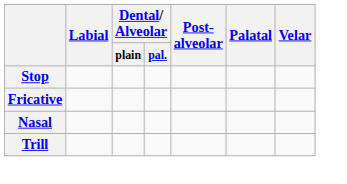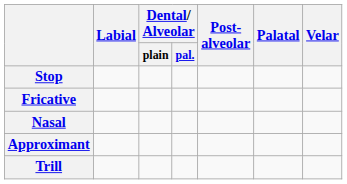+ row: (49, 144)
